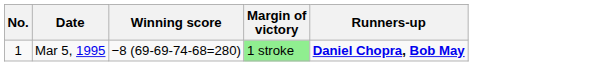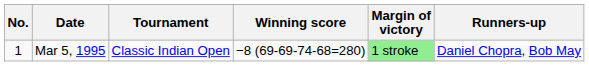+ column: (171, 22)
(389, 51) bold -> (509, 51) normal
